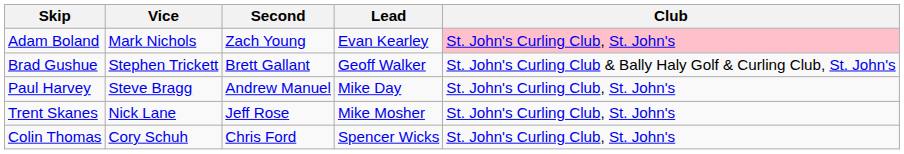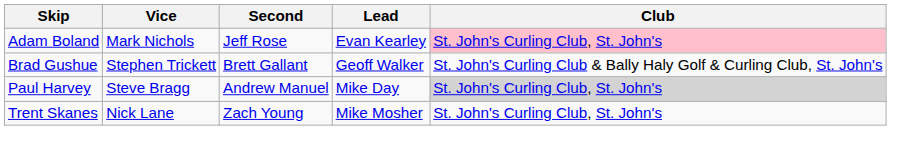(265, 40) Zach Young -> (255, 40) Jeff Rose
(561, 88) no background -> (548, 88) lightgrey background
(257, 112) Jeff Rose -> (263, 112) Zach Young
- row: (55, 137)
